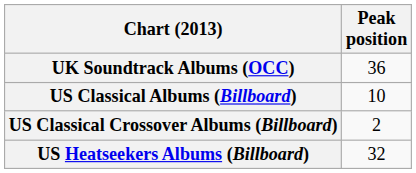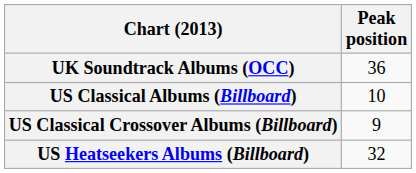(377, 125) 2 -> (377, 125) 9
